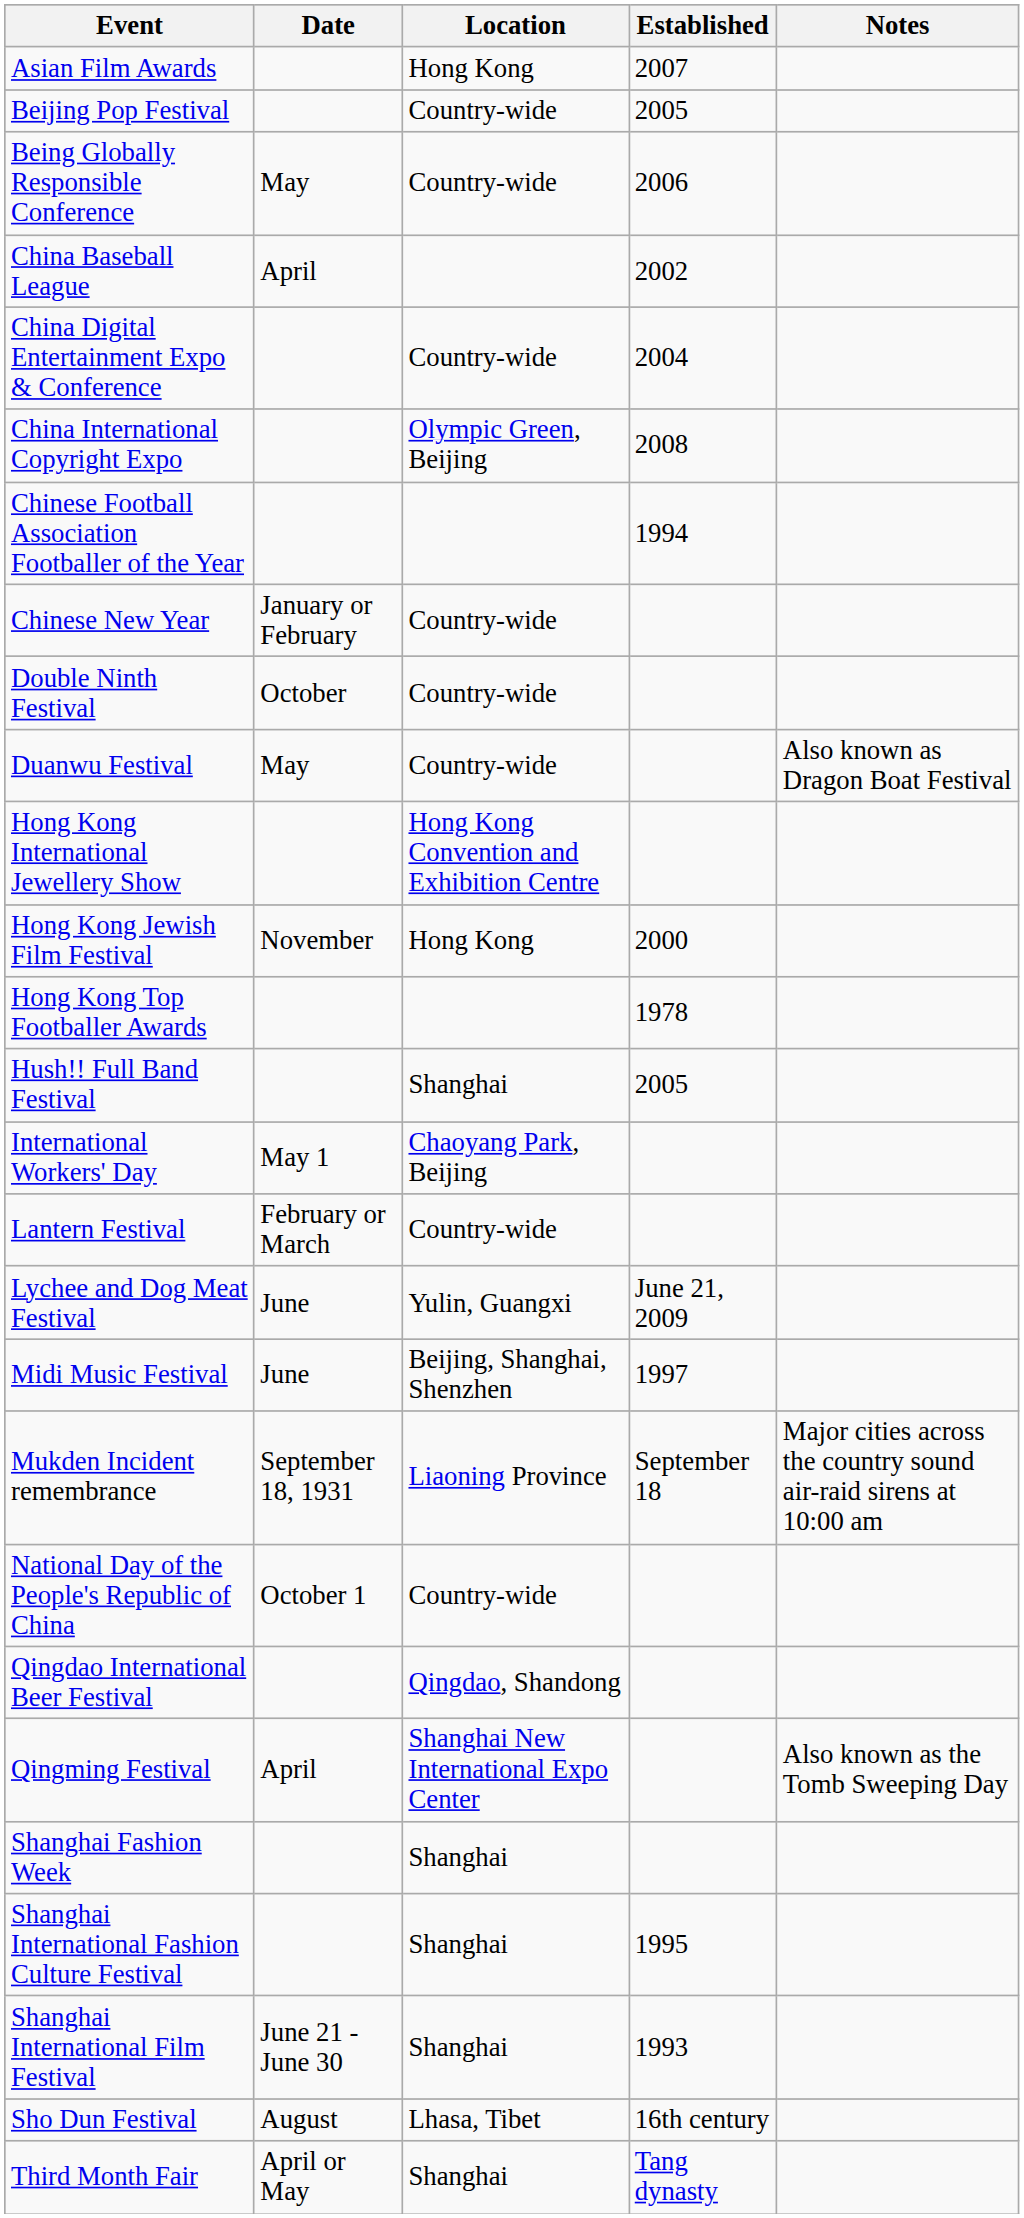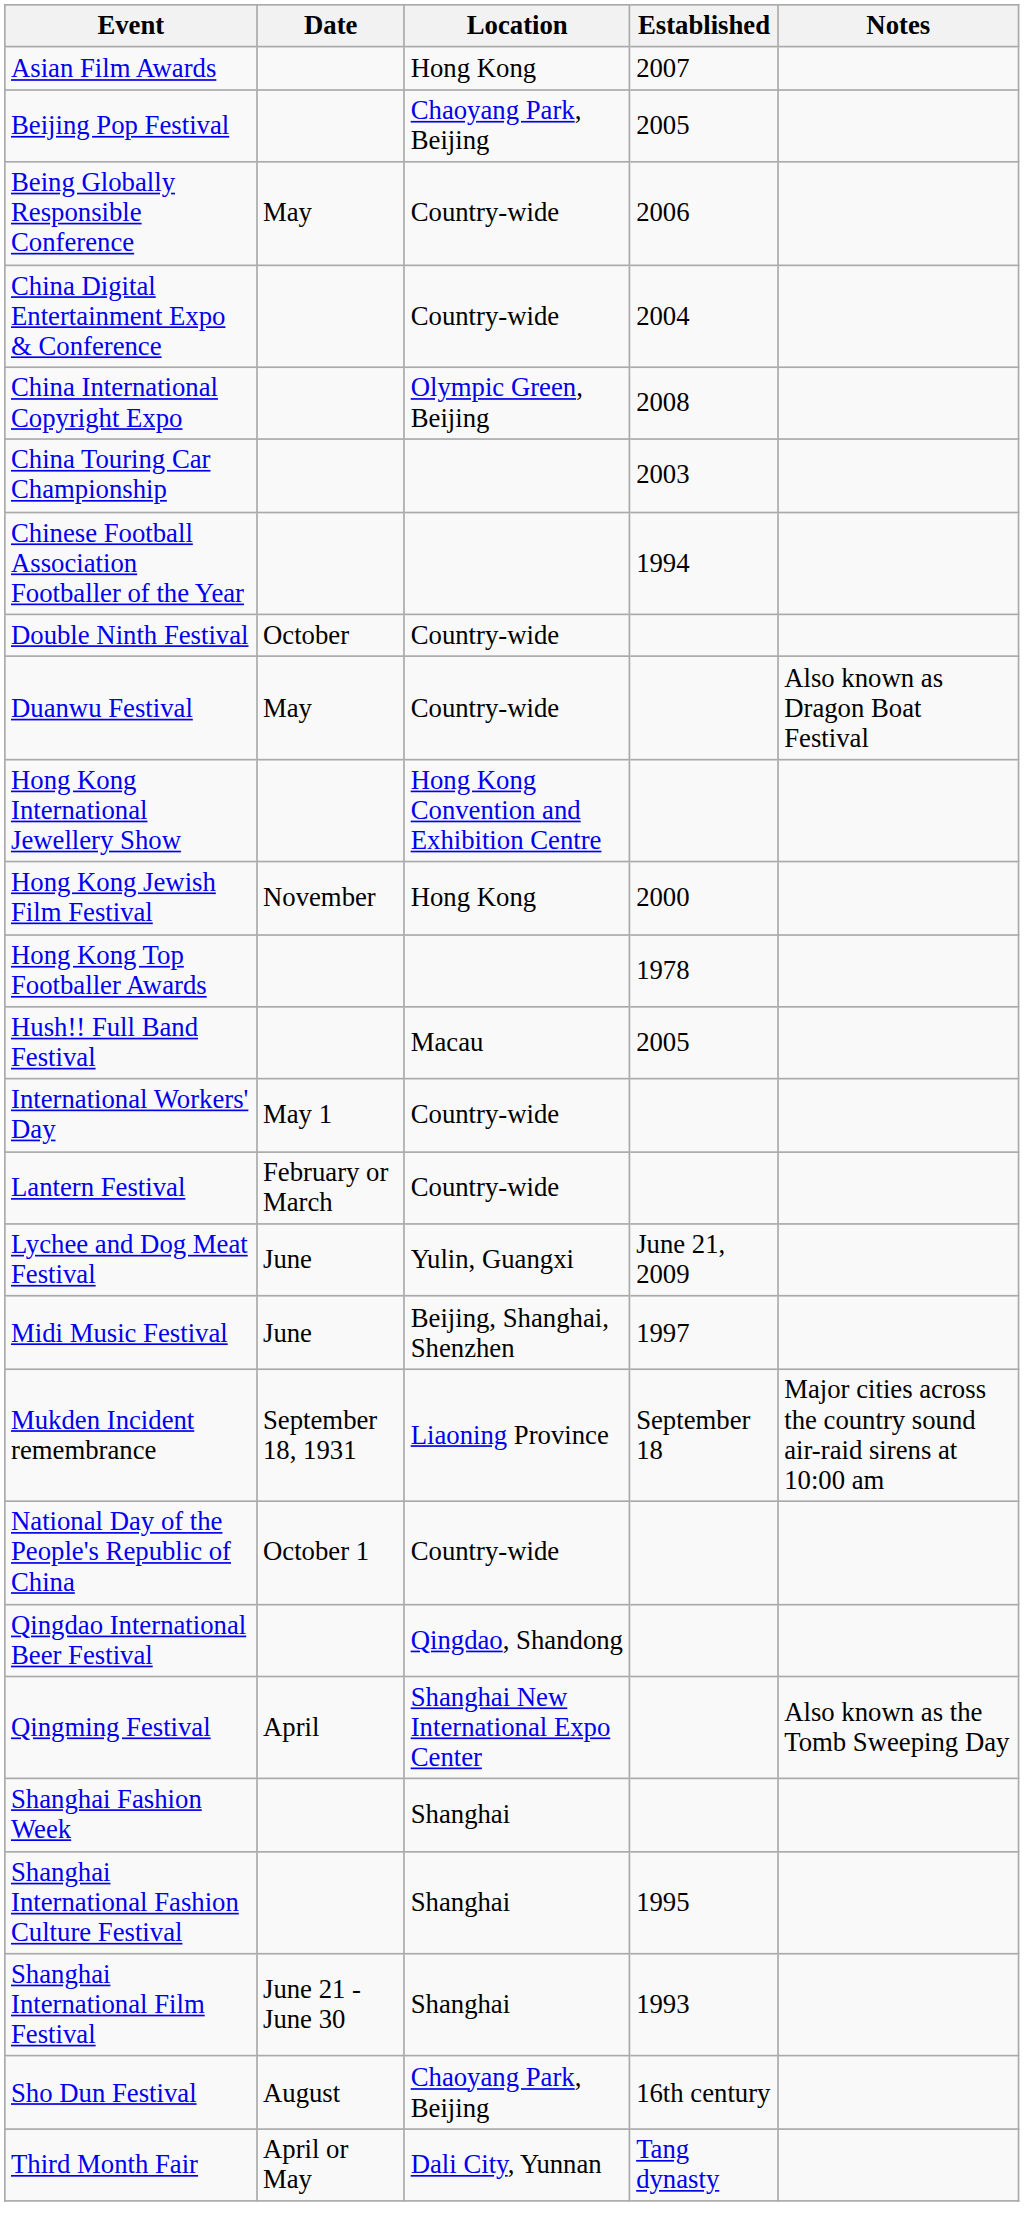(483, 110) Country-wide -> (496, 125) Chaoyang Park, Beijing
- row: (92, 270)
+ row: (111, 475)
- row: (110, 620)
(458, 1084) Shanghai -> (447, 1042) Macau
(494, 1157) Chaoyang Park, Beijing -> (485, 1114) Country-wide
(475, 2119) Lhasa, Tibet -> (496, 2092) Chaoyang Park, Beijing
(458, 2176) Shanghai -> (506, 2164) Dali City, Yunnan
